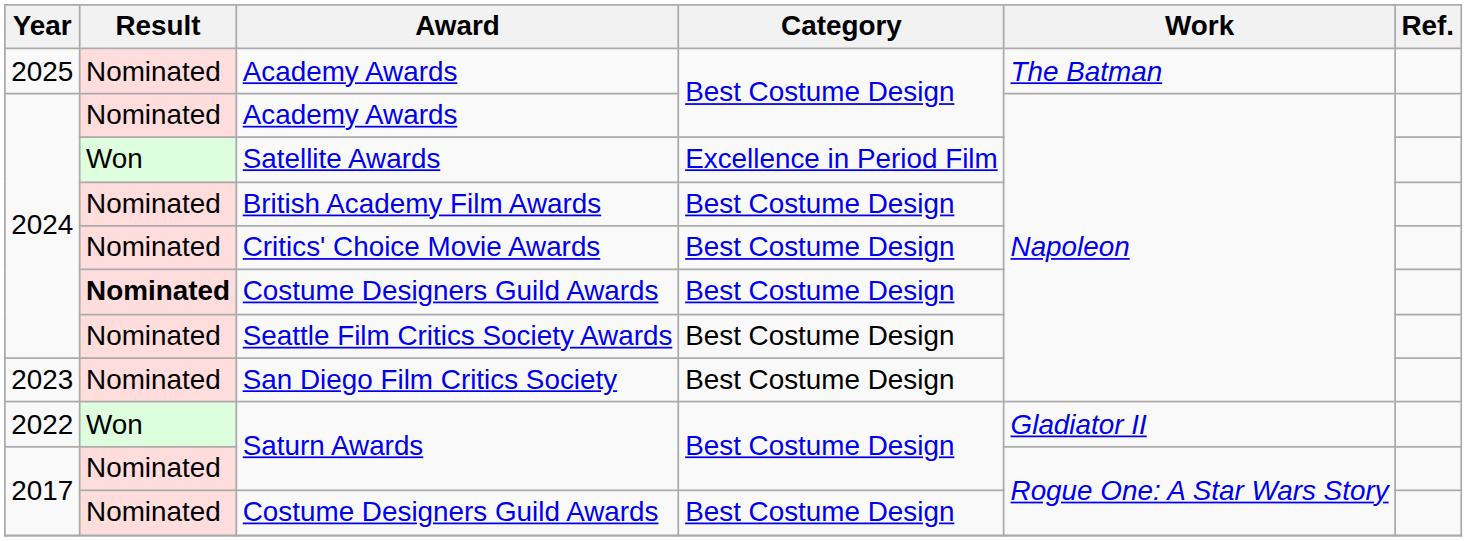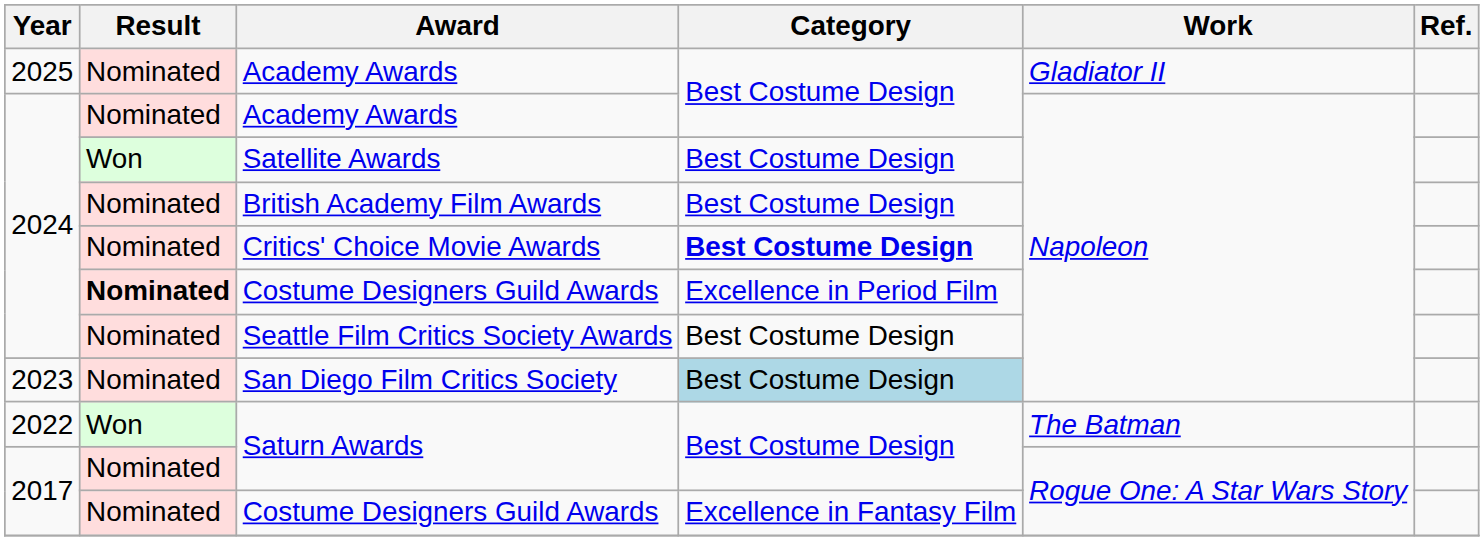(1086, 70) The Batman -> (1097, 70) Gladiator II
(841, 159) Excellence in Period Film -> (820, 159) Best Costume Design
(820, 247) normal -> (829, 247) bold
(820, 291) Best Costume Design -> (841, 291) Excellence in Period Film
(820, 379) no background -> (820, 379) lightblue background
(1079, 423) Gladiator II -> (1105, 423) The Batman
(820, 512) Best Costume Design -> (851, 512) Excellence in Fantasy Film
